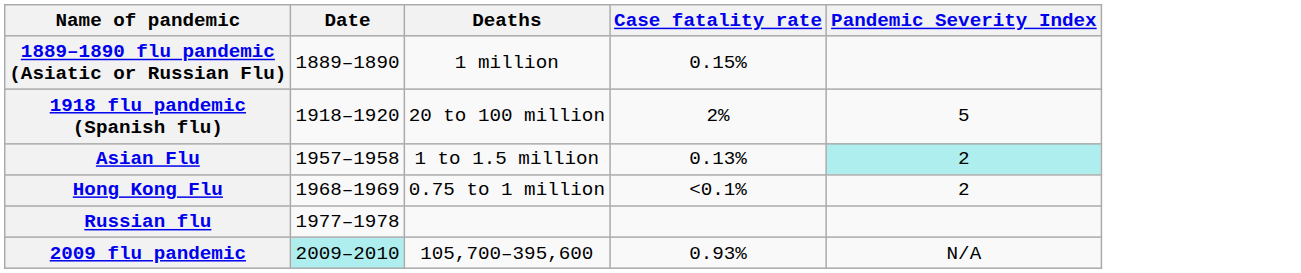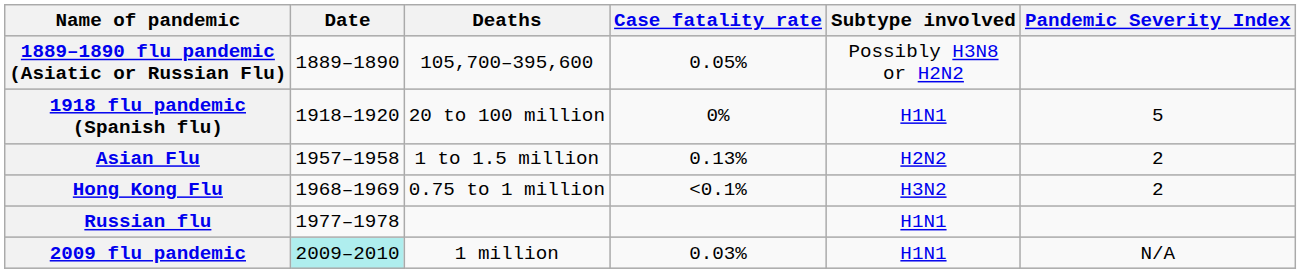+ column: (923, 20)
(507, 63) 1 million -> (507, 63) 105,700–395,600
(718, 63) 0.15% -> (718, 63) 0.05%
(718, 116) 2% -> (718, 116) 0%
(964, 159) paleturquoise background -> (1158, 159) no background
(507, 253) 105,700–395,600 -> (507, 253) 1 million
(718, 253) 0.93% -> (718, 253) 0.03%
